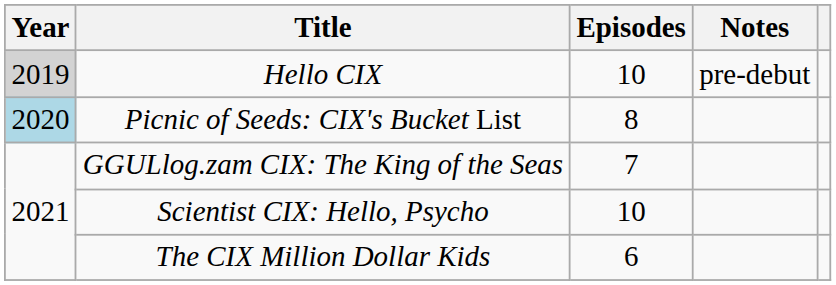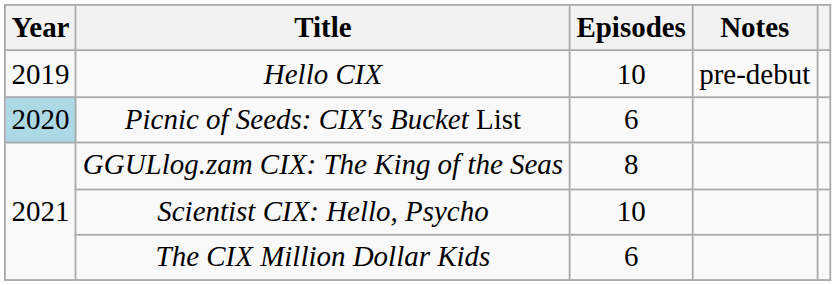(41, 73) lightgrey background -> (41, 73) no background
(631, 119) 8 -> (631, 119) 6
(631, 165) 7 -> (631, 165) 8
